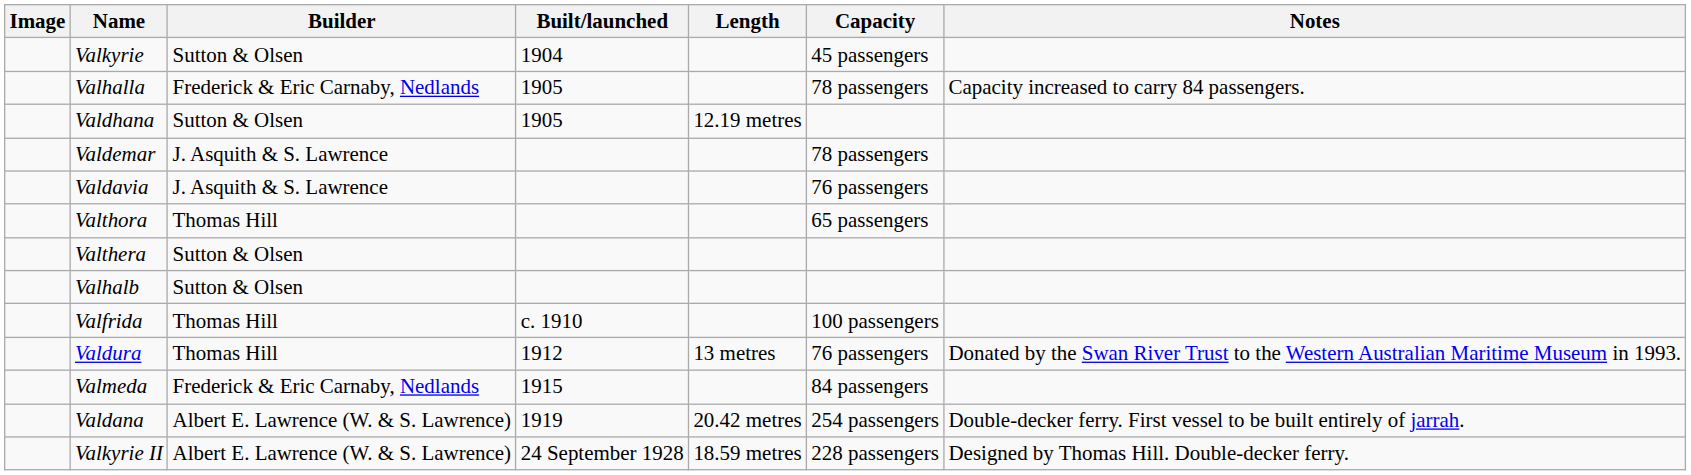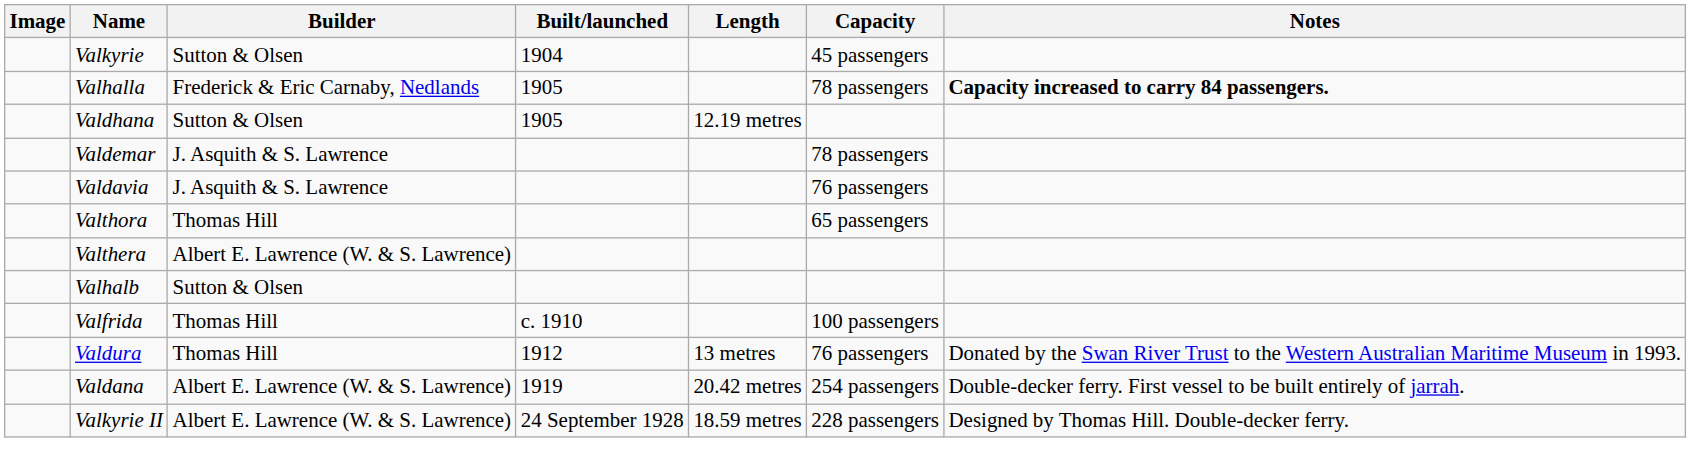(1127, 87) normal -> (1139, 87) bold
(238, 253) Sutton & Olsen -> (342, 253) Albert E. Lawrence (W. & S. Lawrence)
- row: (111, 386)
